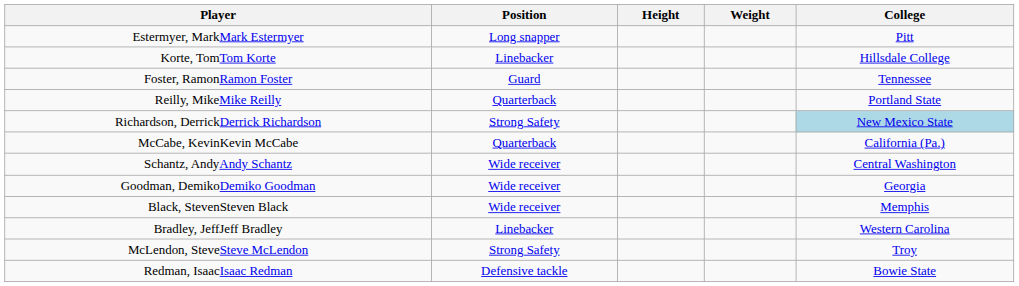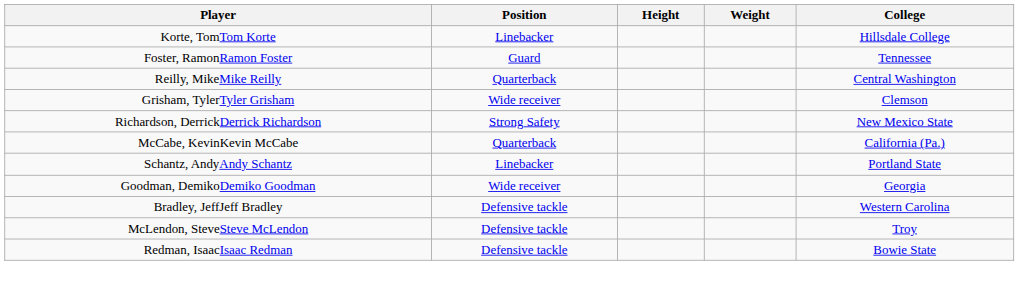- row: (218, 36)
(905, 100) Portland State -> (905, 79) Central Washington
+ row: (218, 100)
(905, 121) lightblue background -> (905, 121) no background
(524, 164) Wide receiver -> (524, 164) Linebacker
(905, 164) Central Washington -> (905, 164) Portland State
- row: (218, 206)
(524, 228) Linebacker -> (524, 206) Defensive tackle
(524, 249) Strong Safety -> (524, 228) Defensive tackle
